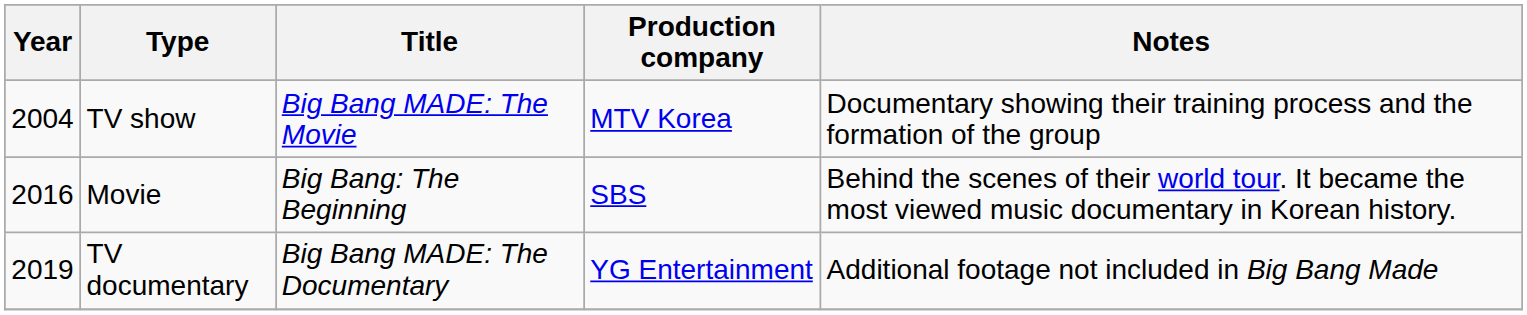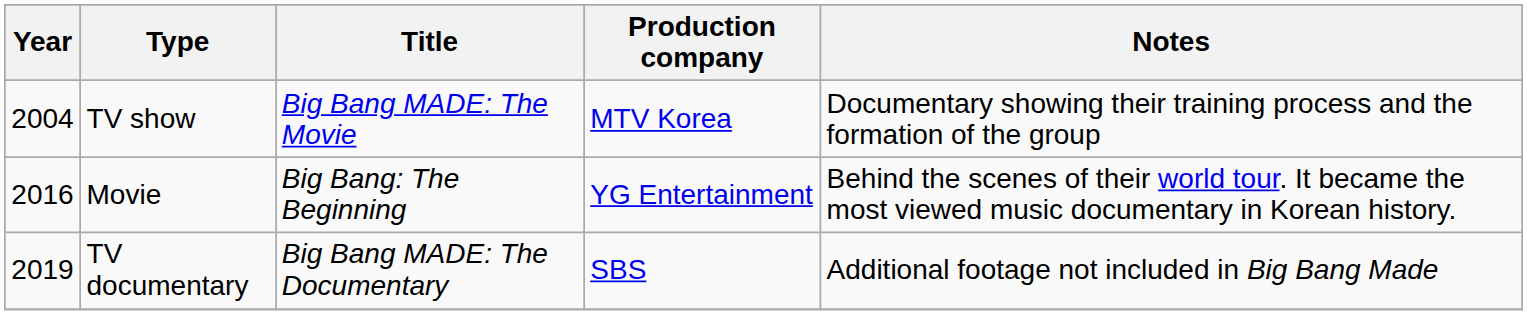(618, 194) SBS -> (702, 194) YG Entertainment
(702, 270) YG Entertainment -> (618, 270) SBS
